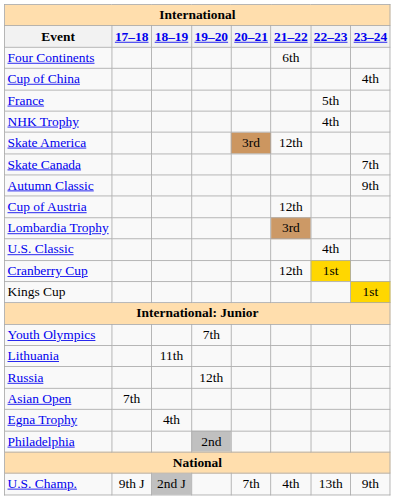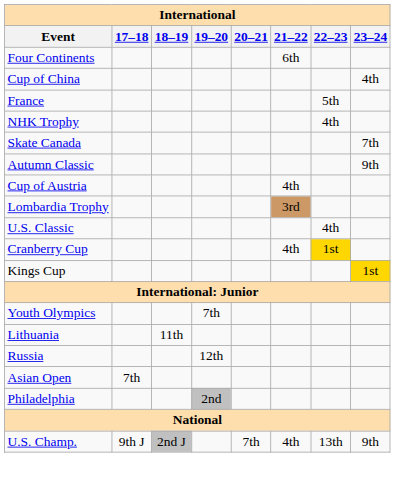- row: (47, 143)
(291, 206) 12th -> (291, 185) 4th
(291, 270) 12th -> (291, 249) 4th
- row: (42, 420)
